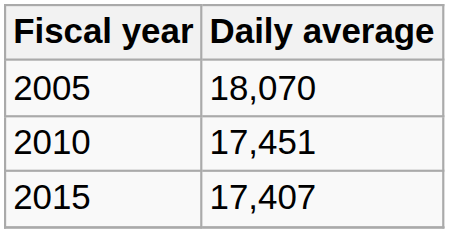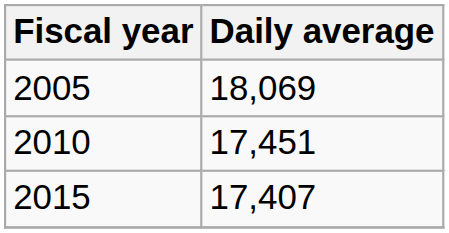(263, 87) 18,070 -> (263, 87) 18,069
